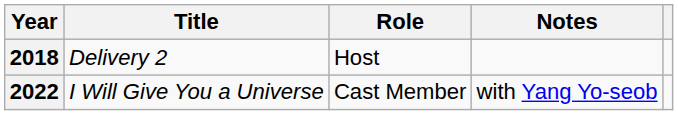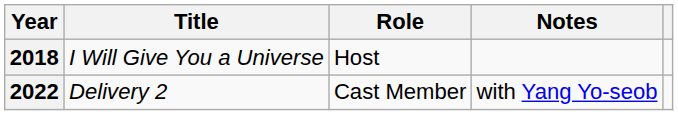(118, 57) Delivery 2 -> (196, 57) I Will Give You a Universe
(196, 92) I Will Give You a Universe -> (118, 92) Delivery 2
